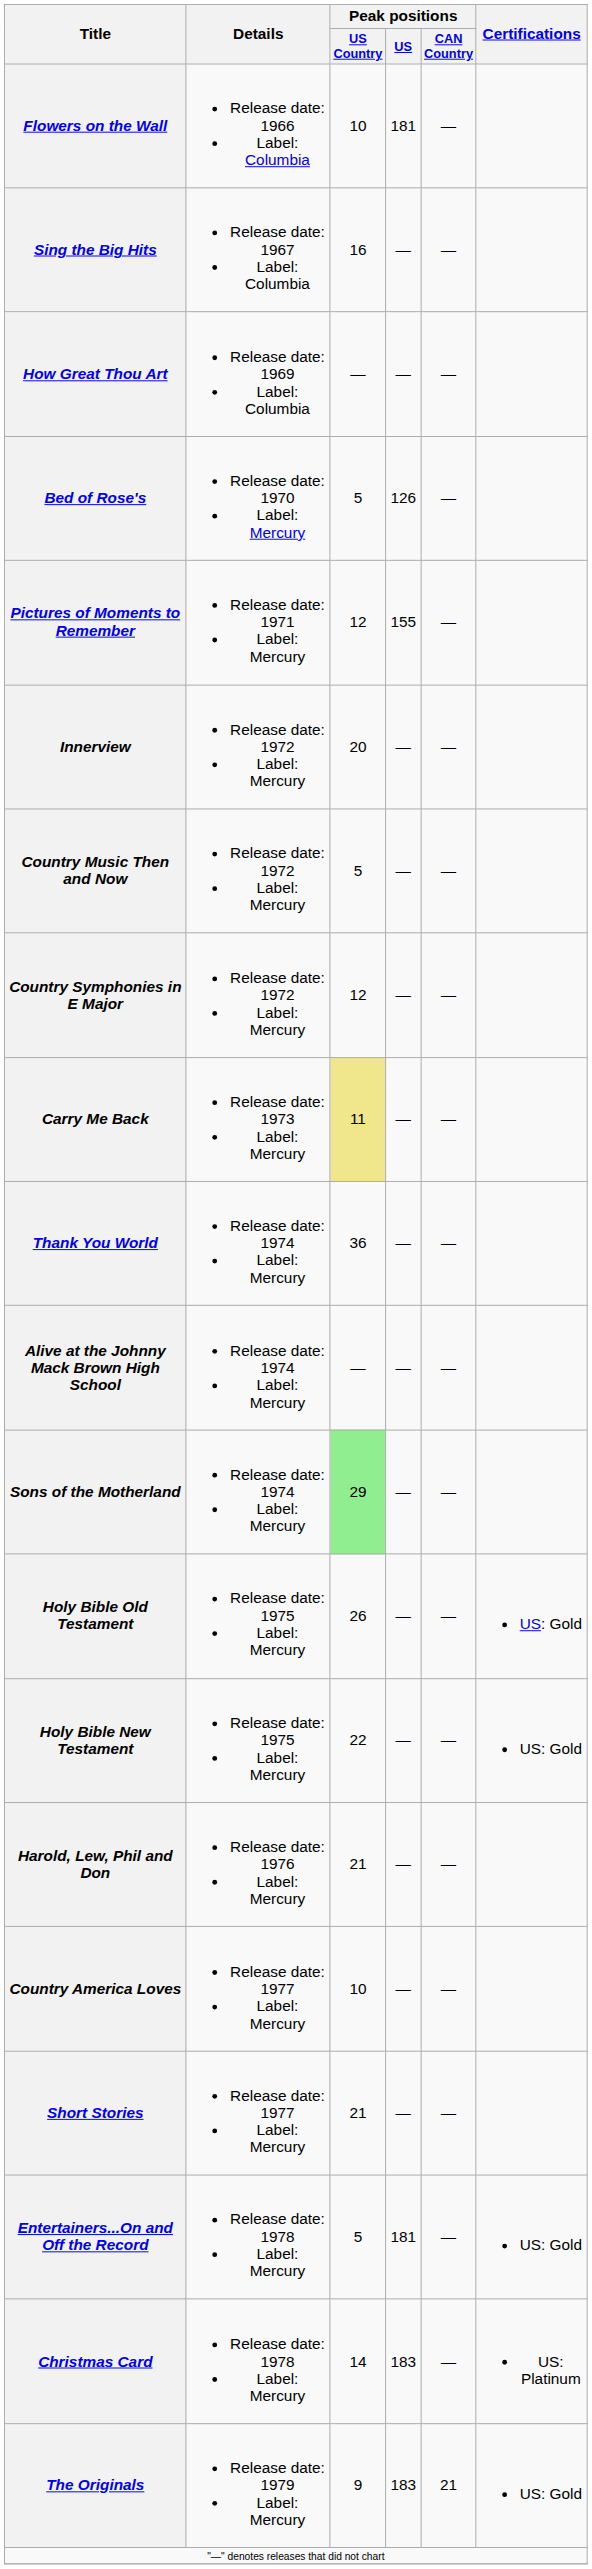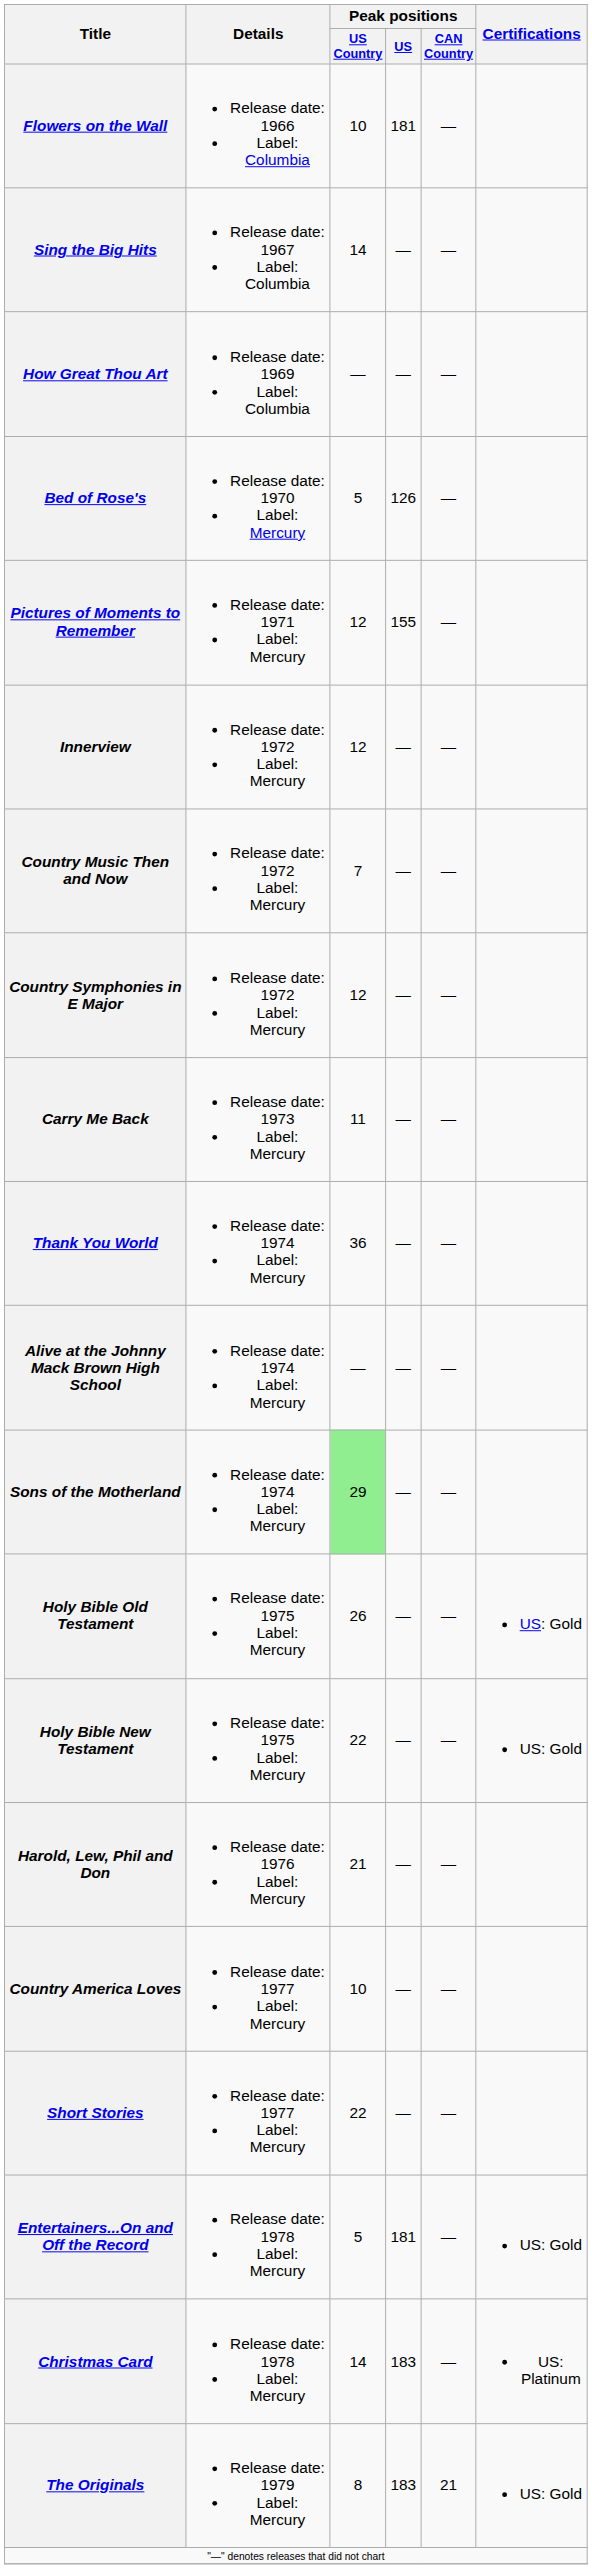(358, 250) 16 -> (358, 250) 14
(358, 746) 20 -> (358, 746) 12
(358, 871) 5 -> (358, 871) 7
(358, 1119) khaki background -> (358, 1119) no background
(358, 2113) 21 -> (358, 2113) 22
(358, 2485) 9 -> (358, 2485) 8
